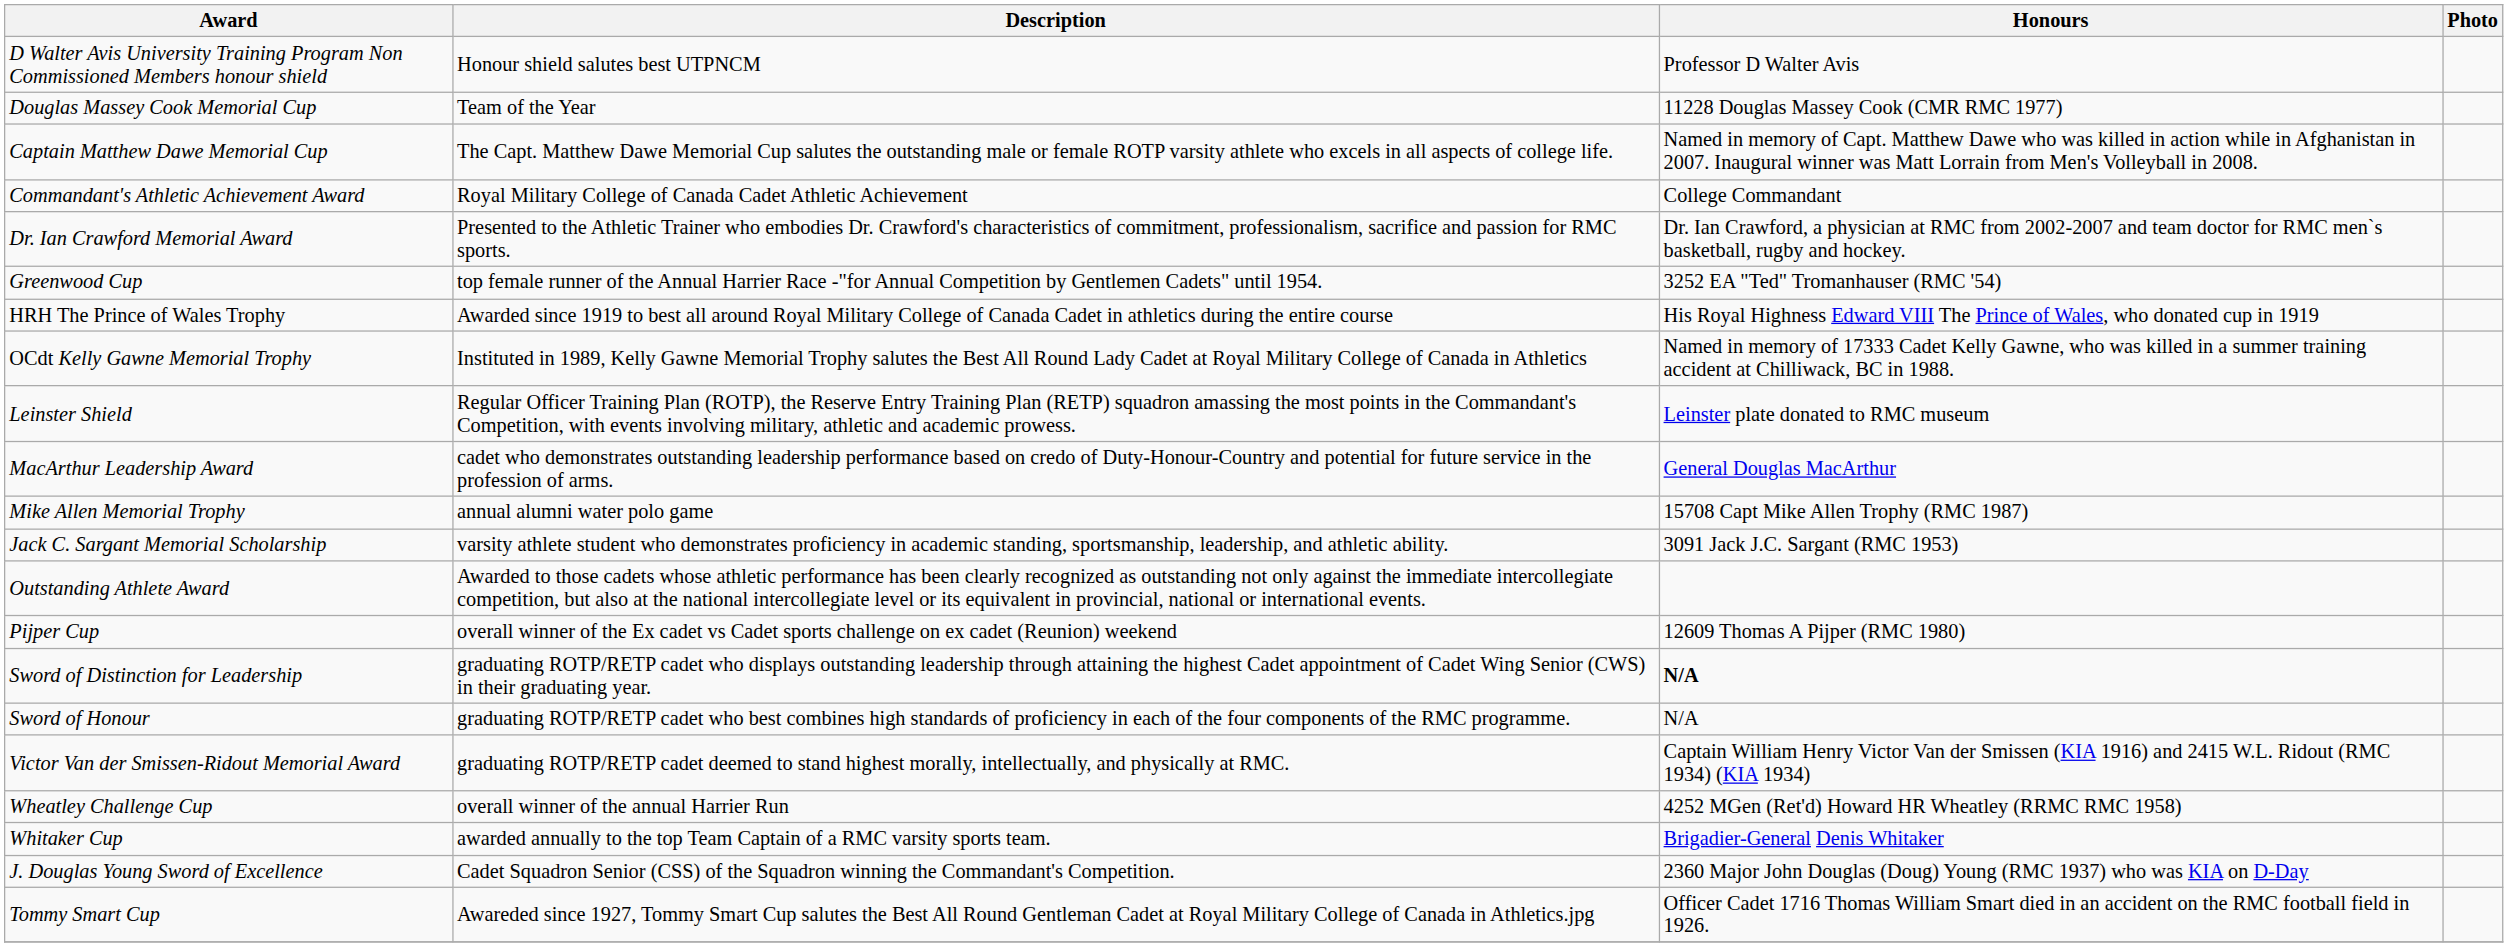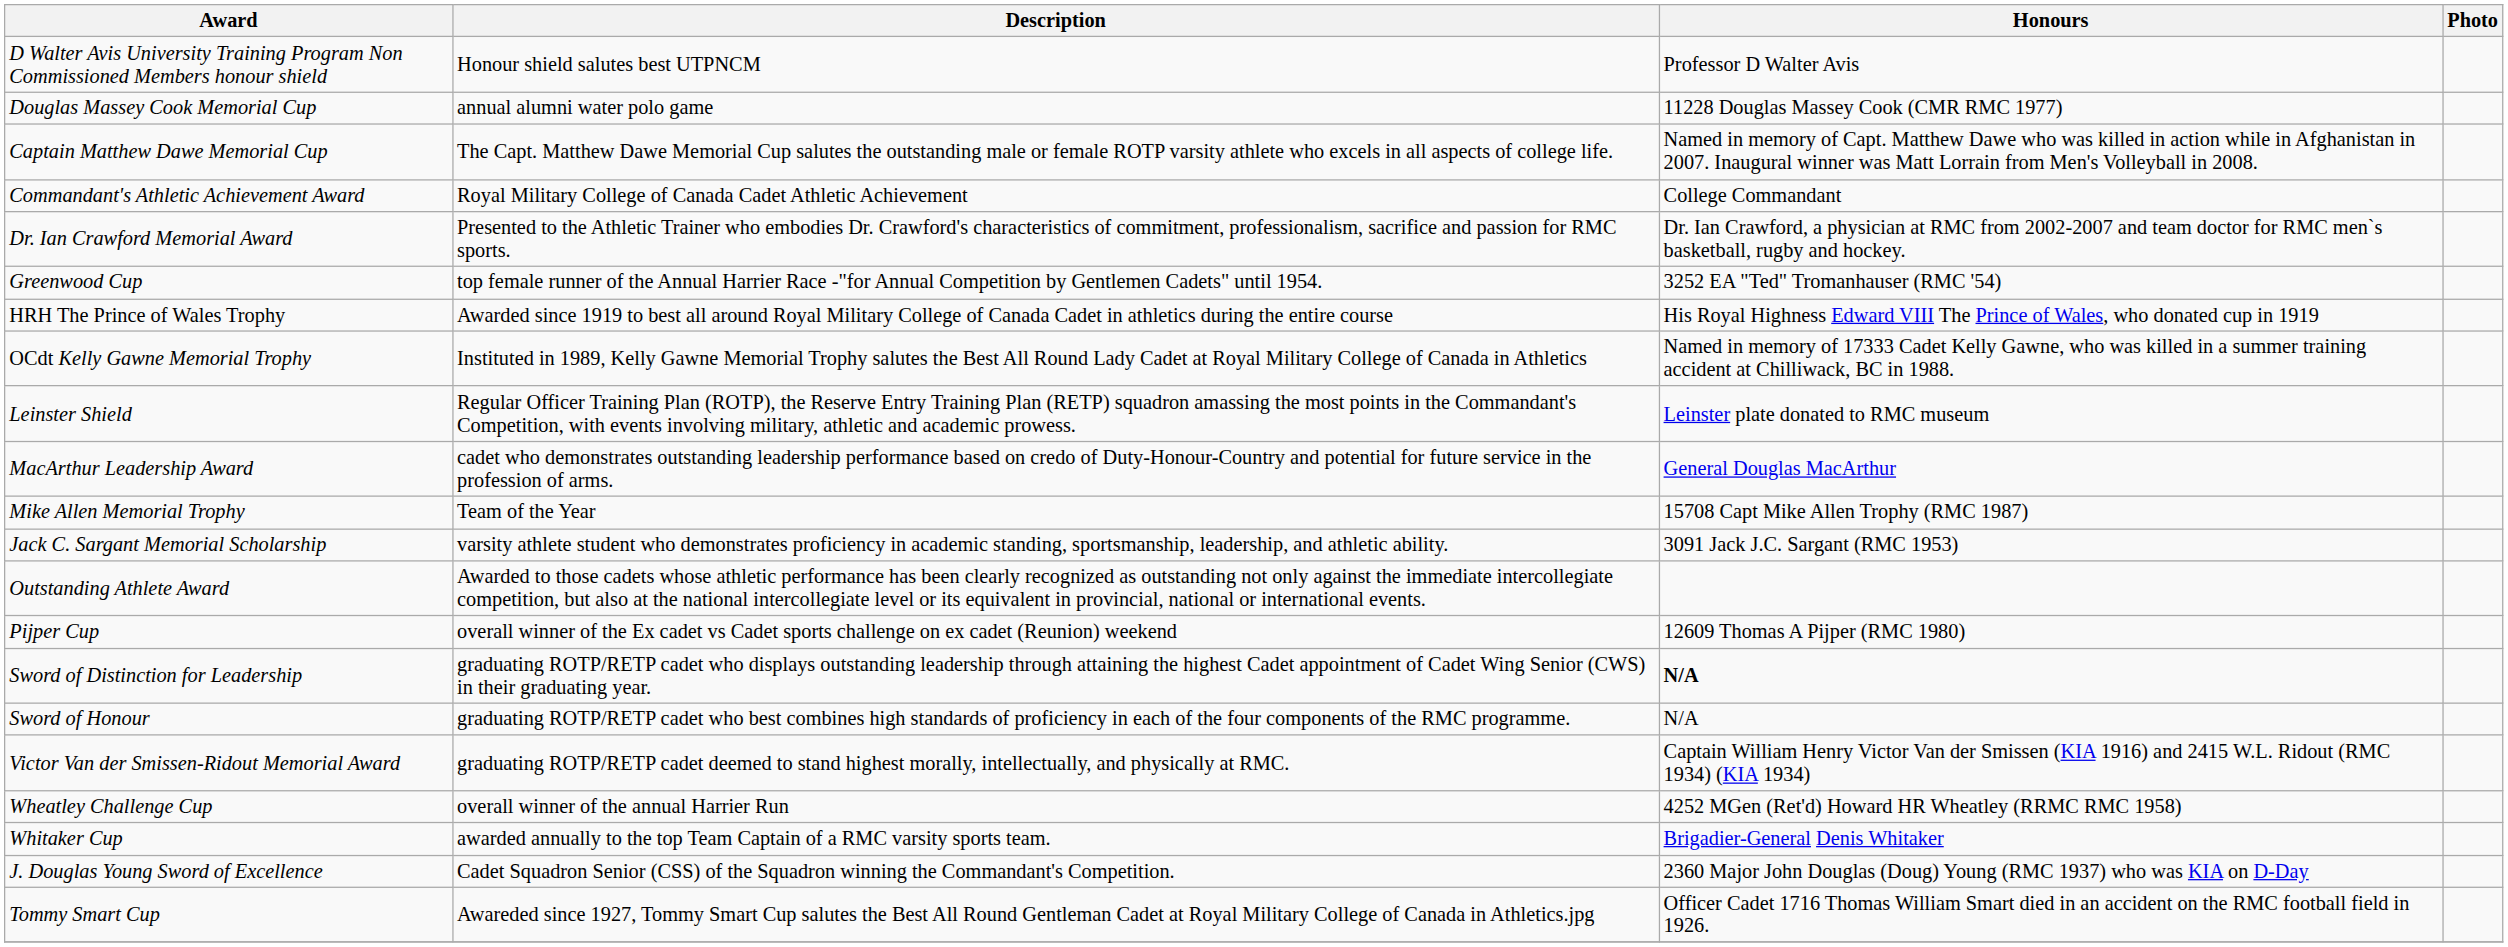(526, 107) Team of the Year -> (585, 107) annual alumni water polo game
(585, 512) annual alumni water polo game -> (526, 512) Team of the Year
